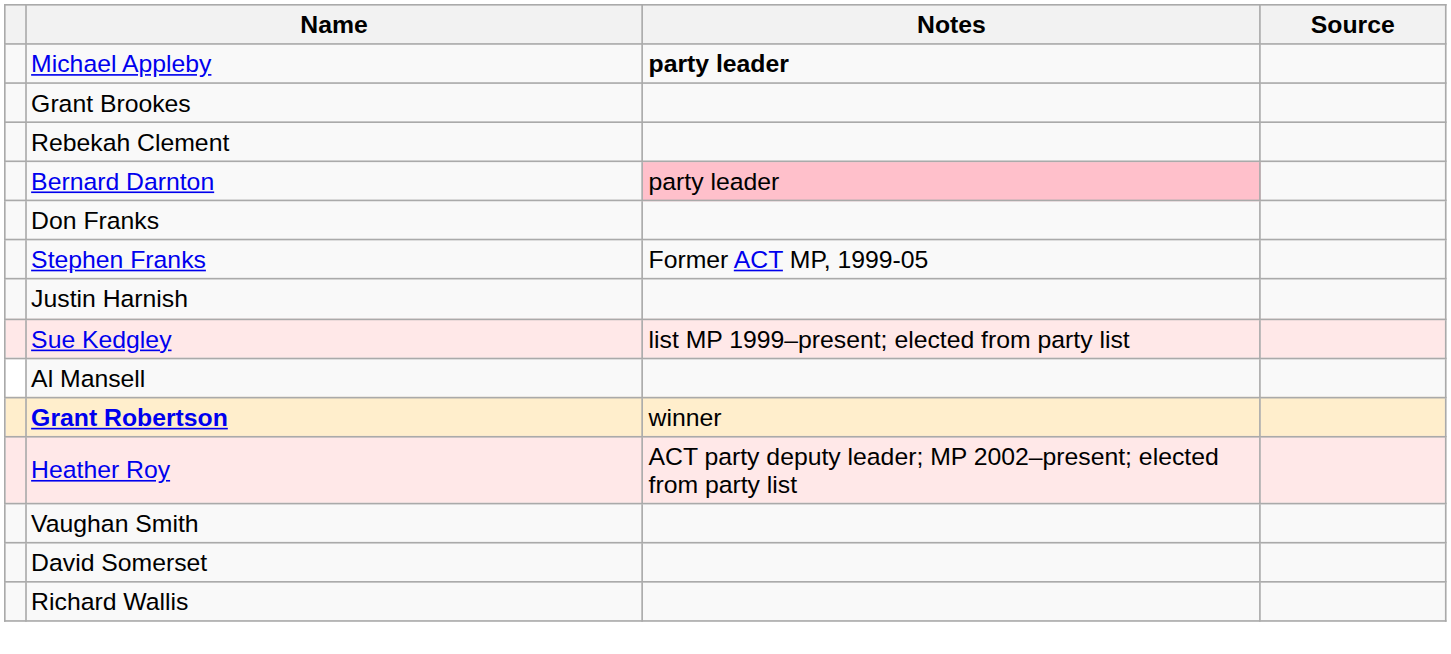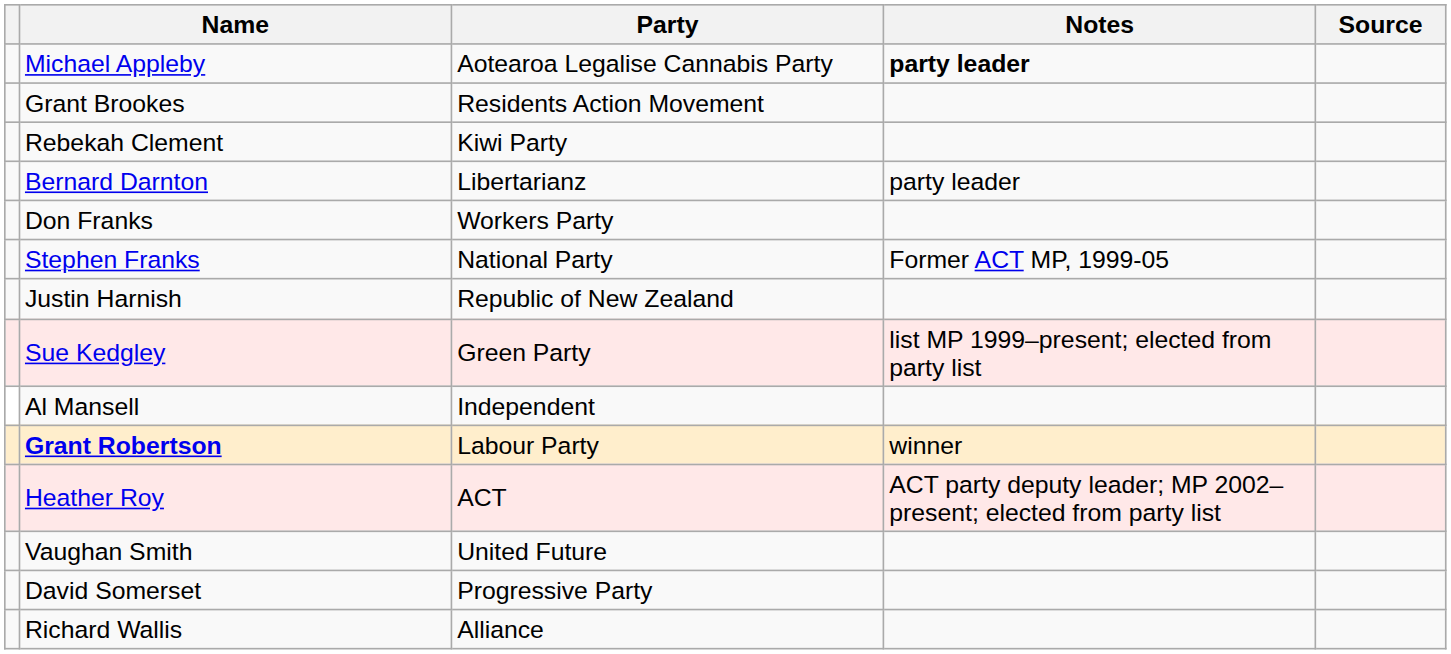+ column: (667, 25)
(714, 182) pink background -> (955, 182) no background
